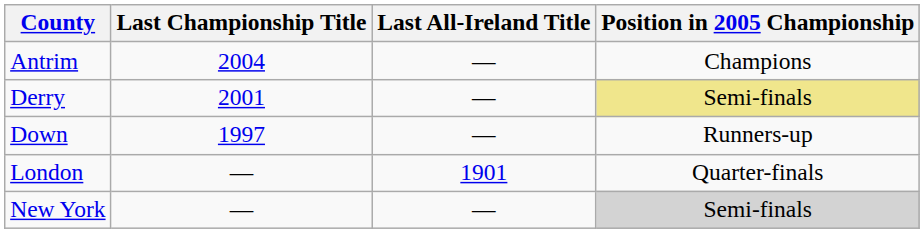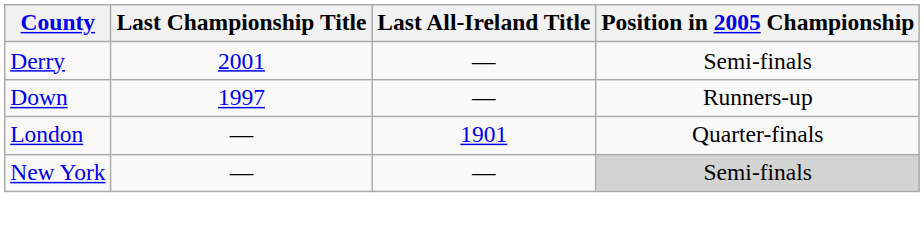- row: (44, 60)
(758, 97) khaki background -> (758, 60) no background
